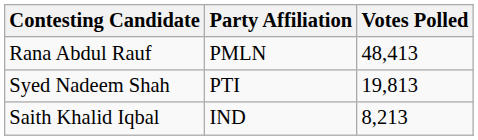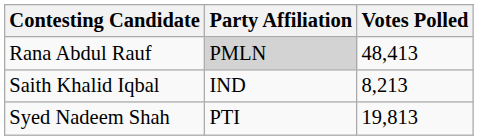(238, 53) no background -> (238, 53) lightgrey background
rows swapped: (90, 85) <-> (84, 118)
